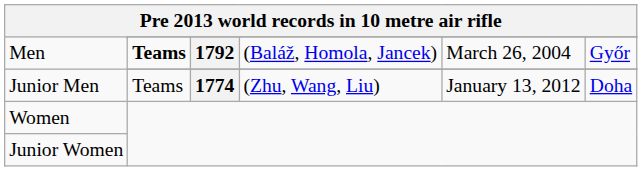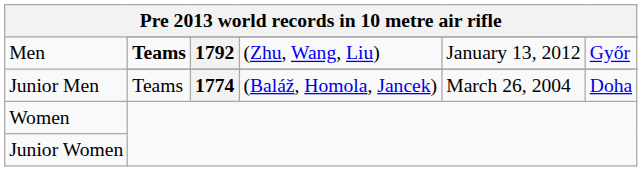(340, 53) (Baláž, Homola, Jancek) -> (312, 53) (Zhu, Wang, Liu)
(509, 53) March 26, 2004 -> (513, 53) January 13, 2012
(312, 85) (Zhu, Wang, Liu) -> (340, 85) (Baláž, Homola, Jancek)
(513, 85) January 13, 2012 -> (509, 85) March 26, 2004
